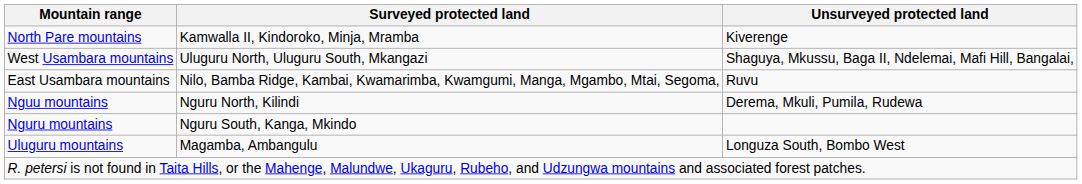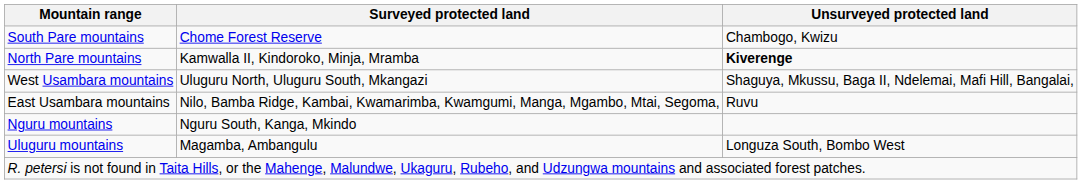+ row: (76, 37)
(757, 37) normal -> (759, 59) bold
- row: (58, 102)
